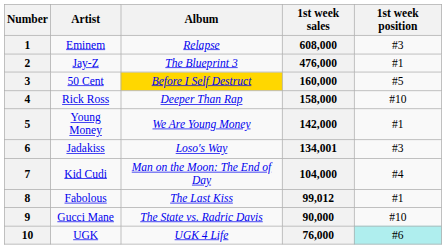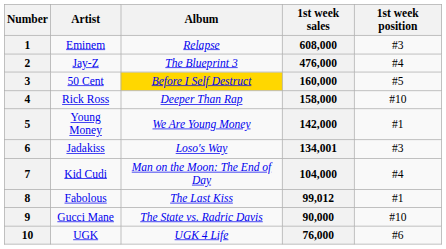(398, 63) #1 -> (398, 63) #4
(398, 235) paleturquoise background -> (398, 235) no background
